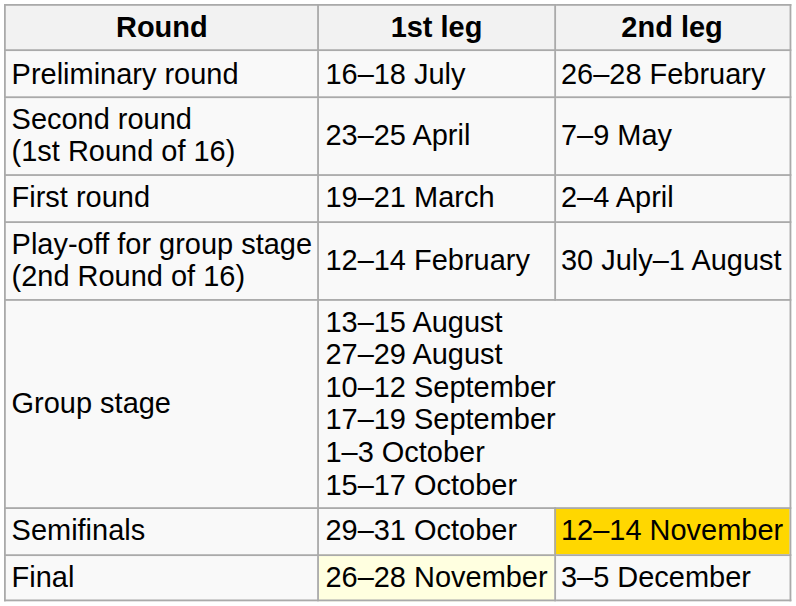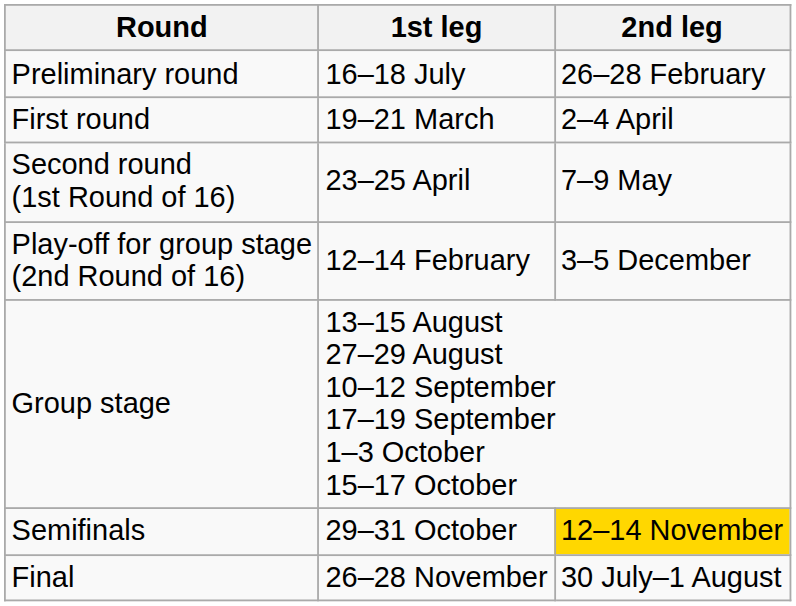rows swapped: (81, 197) <-> (123, 135)
(671, 260) 30 July–1 August -> (656, 260) 3–5 December
(437, 577) lightyellow background -> (437, 577) no background
(656, 577) 3–5 December -> (671, 577) 30 July–1 August
